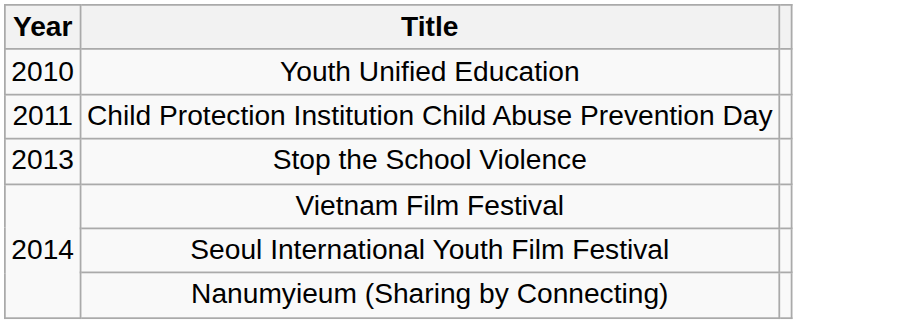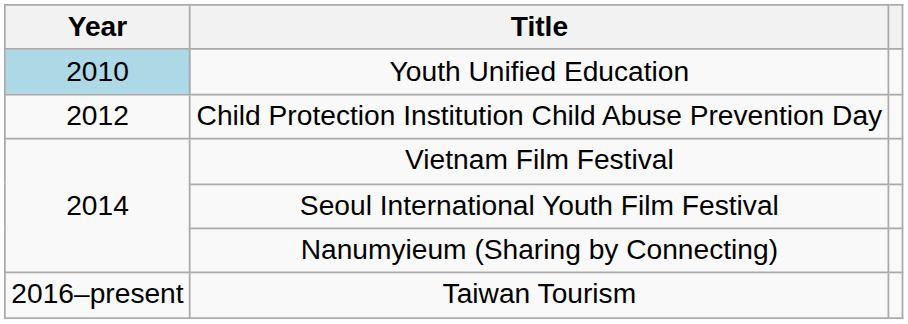(43, 71) no background -> (97, 71) lightblue background
(43, 116) 2011 -> (97, 116) 2012
- row: (430, 160)
+ row: (539, 294)
